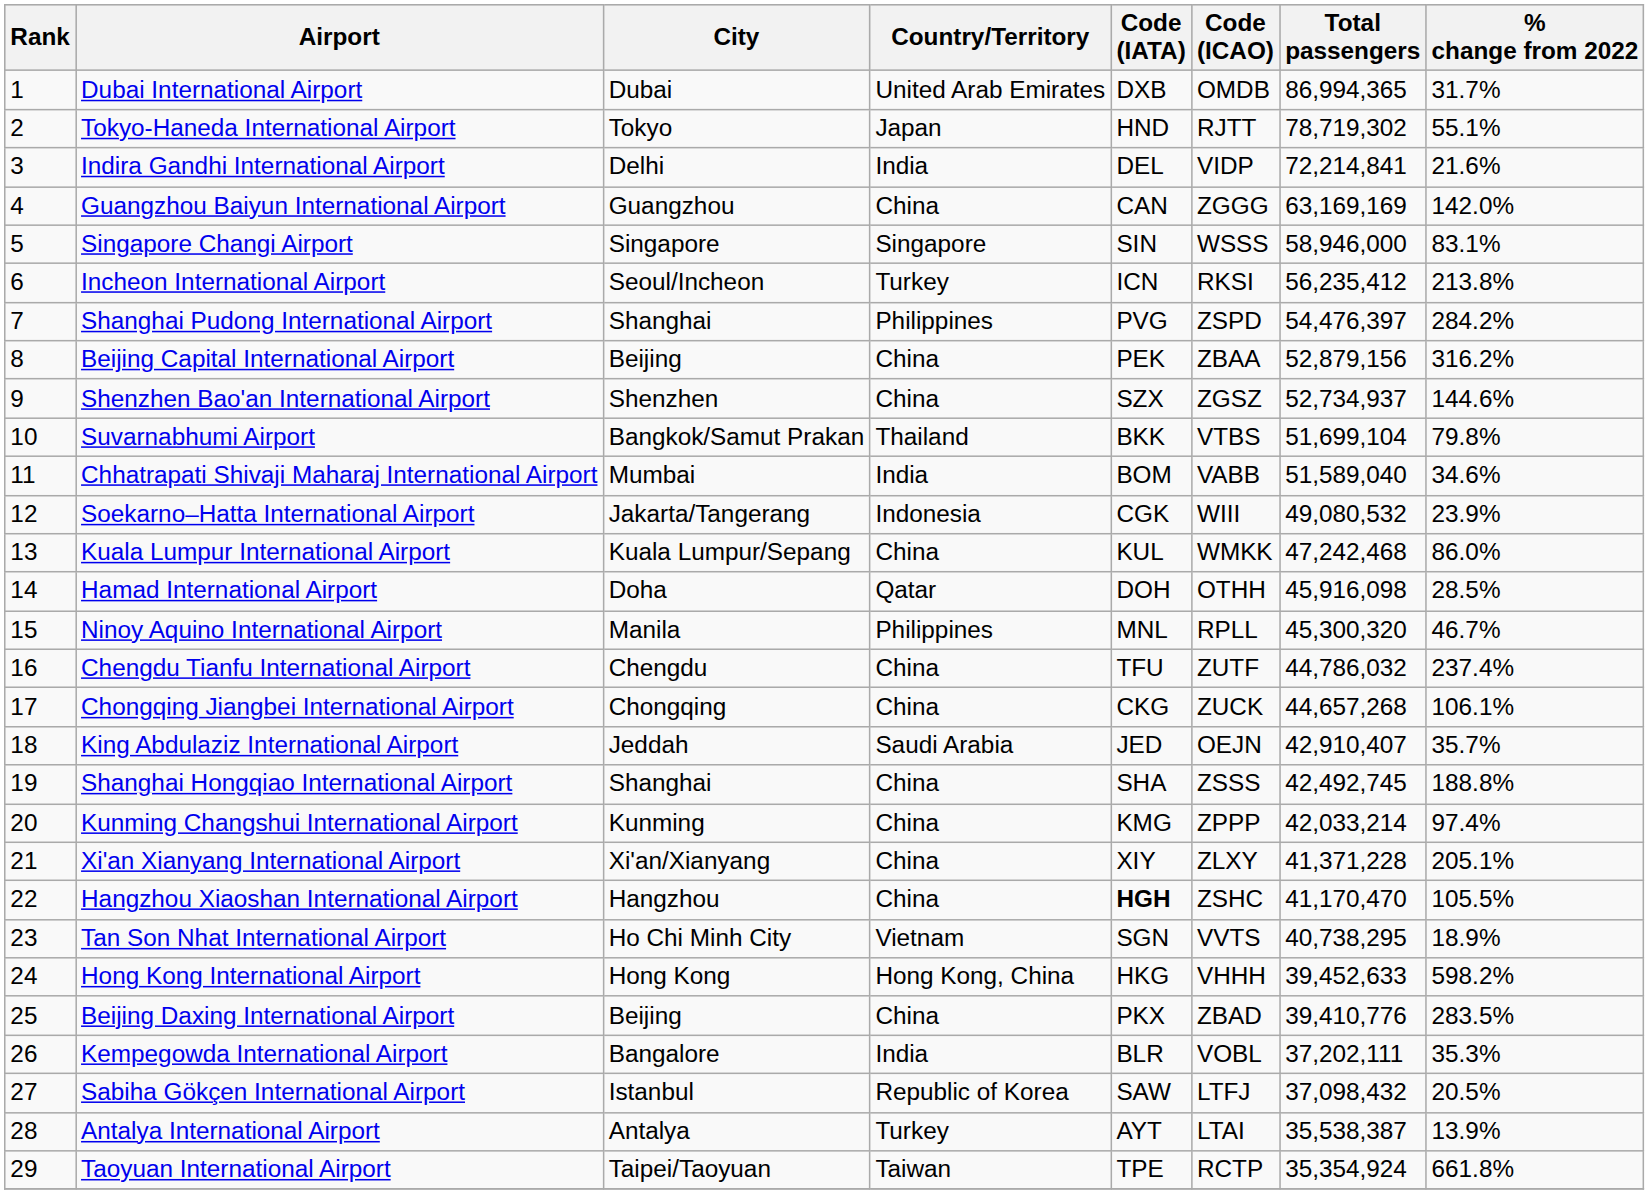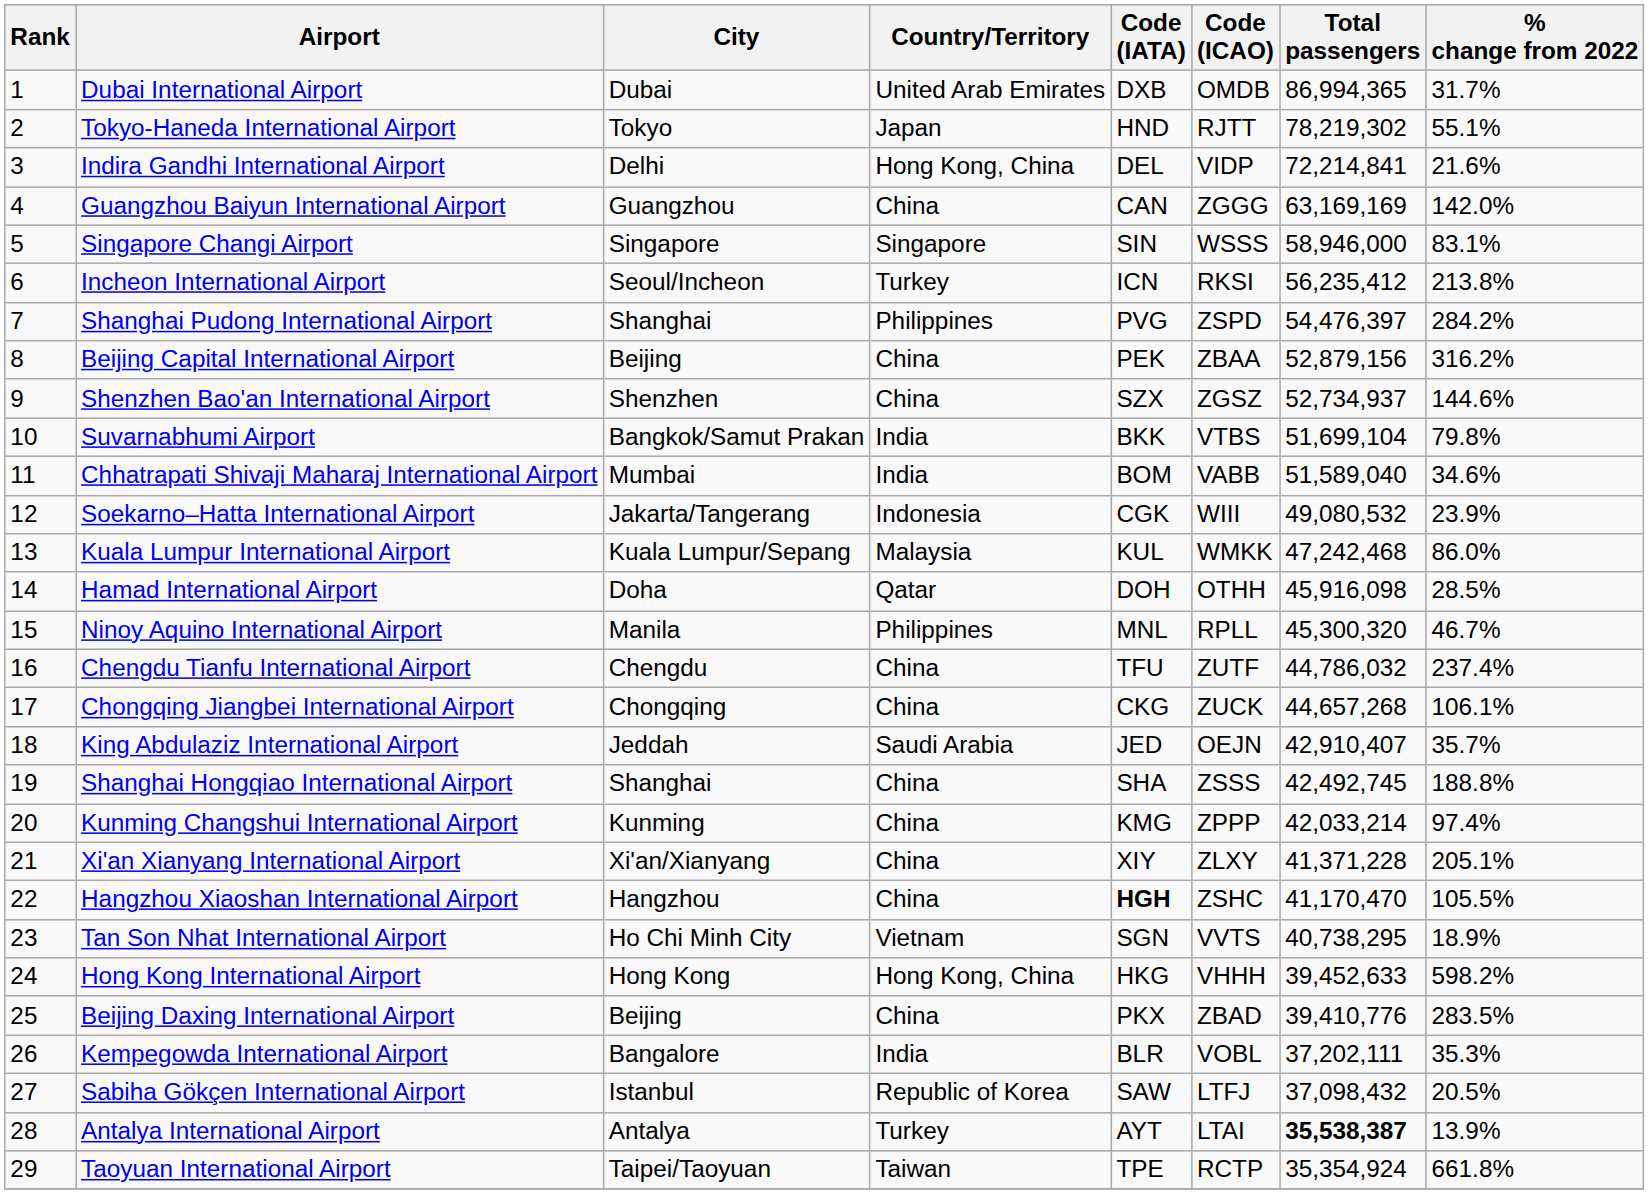(1346, 128) 78,719,302 -> (1346, 128) 78,219,302
(902, 166) India -> (975, 166) Hong Kong, China
(922, 436) Thailand -> (902, 436) India
(907, 552) China -> (923, 552) Malaysia
(1346, 1131) normal -> (1346, 1131) bold
